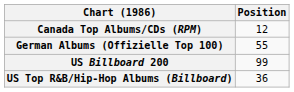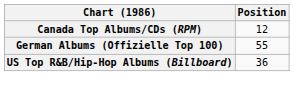- row: (120, 62)
